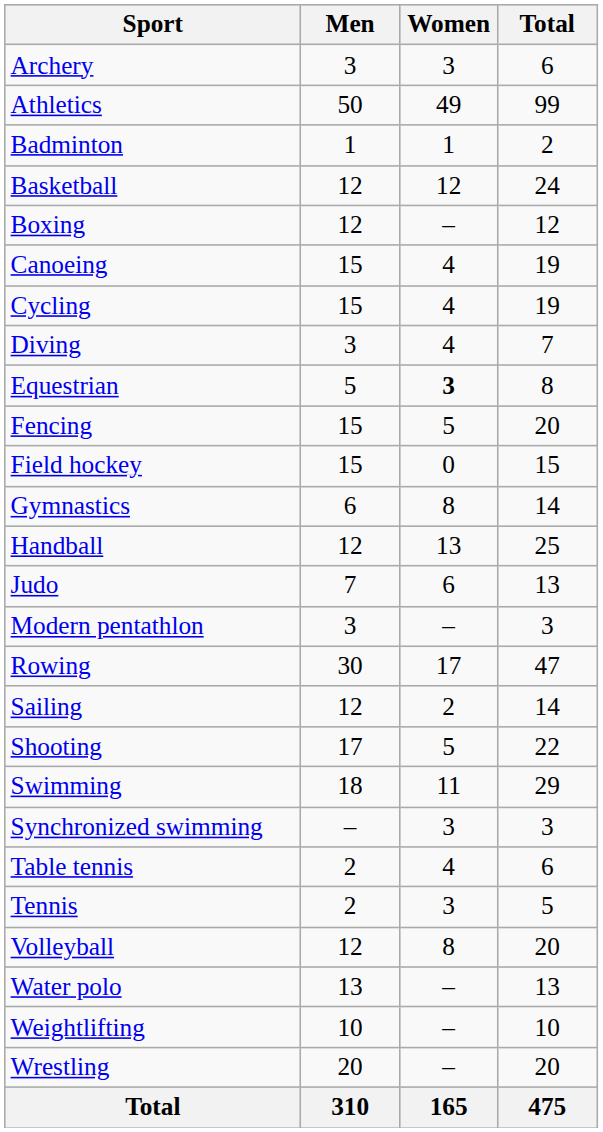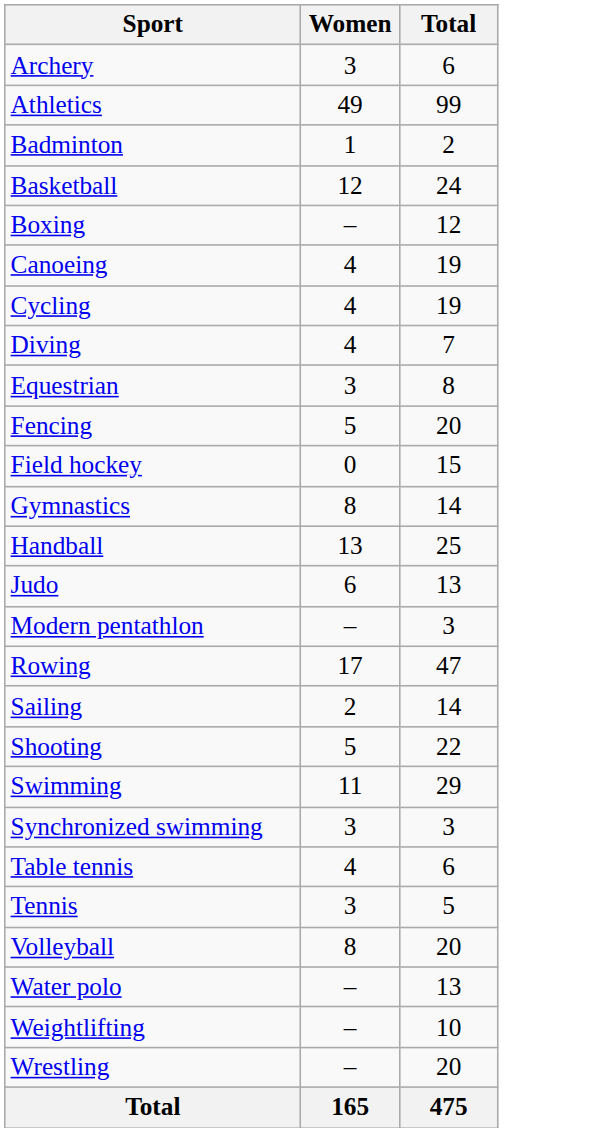- column: (350, 24)
(449, 385) bold -> (350, 385) normal
